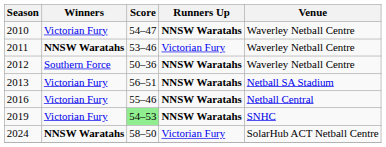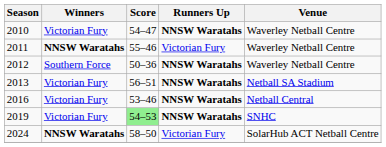(143, 47) 53–46 -> (143, 47) 55–46
(143, 99) 55–46 -> (143, 99) 53–46
